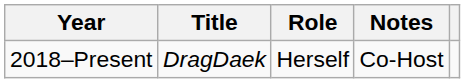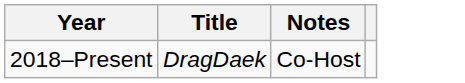- column: (313, 22)
